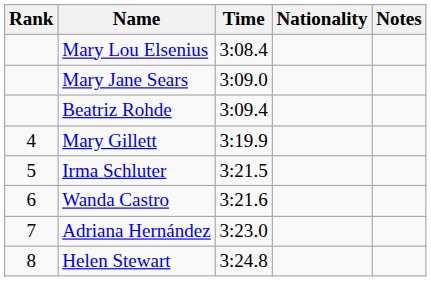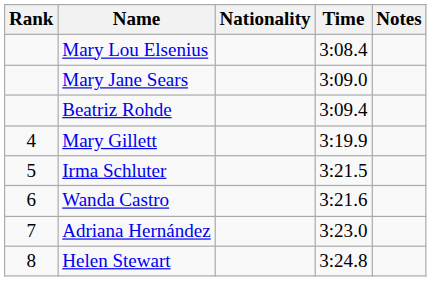columns swapped: (322, 19) <-> (244, 19)
